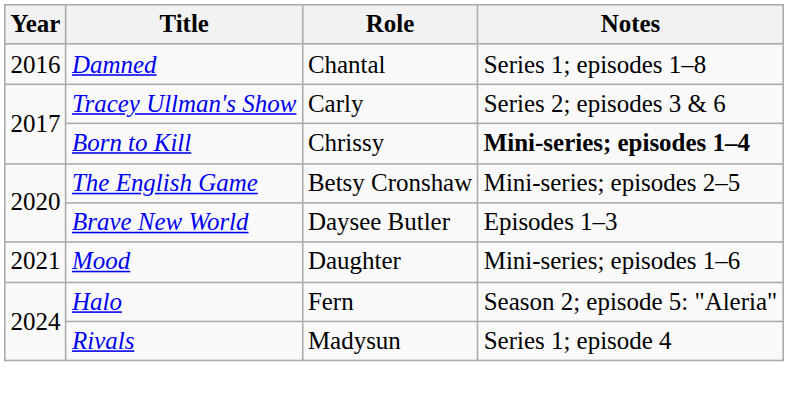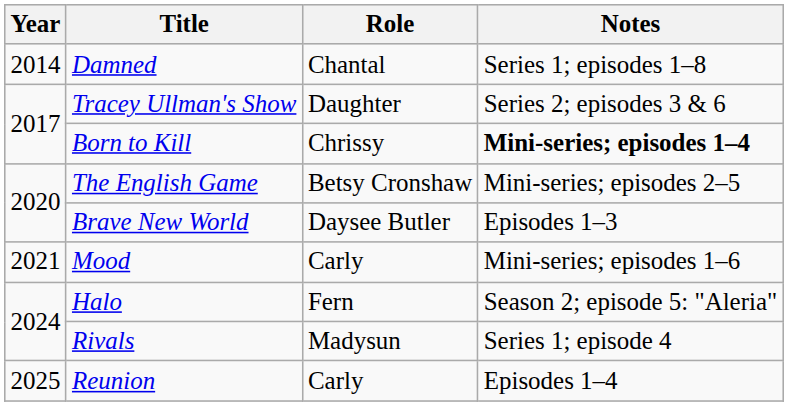(35, 63) 2016 -> (35, 63) 2014
(336, 103) Carly -> (354, 103) Daughter
(354, 261) Daughter -> (336, 261) Carly
+ row: (114, 380)
